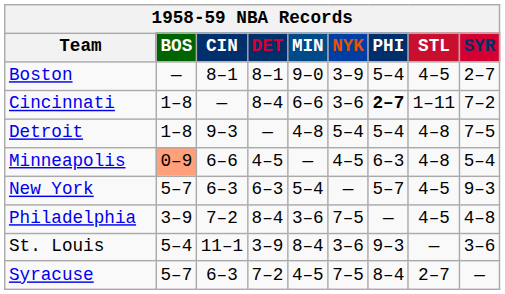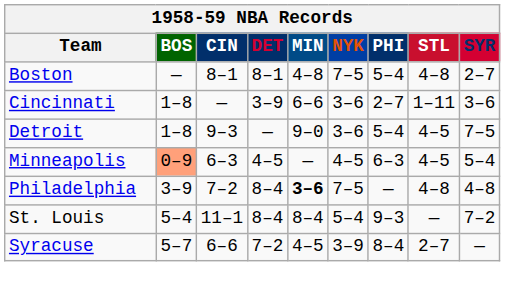(308, 76) 9–0 -> (308, 76) 4–8
(348, 76) 3–9 -> (348, 76) 7–5
(434, 76) 4–5 -> (434, 76) 4–8
(268, 105) 8–4 -> (268, 105) 3–9
(388, 105) bold -> (388, 105) normal
(480, 105) 7–2 -> (480, 105) 3–6
(308, 133) 4–8 -> (308, 133) 9–0
(348, 133) 5–4 -> (348, 133) 3–6
(434, 133) 4–8 -> (434, 133) 4–5
(222, 162) 6–6 -> (222, 162) 6–3
(434, 162) 4–8 -> (434, 162) 4–5
- row: (51, 190)
(308, 219) normal -> (308, 190) bold
(434, 219) 4–5 -> (434, 190) 4–8
(268, 247) 3–9 -> (268, 219) 8–4
(348, 247) 3–6 -> (348, 219) 5–4
(480, 247) 3–6 -> (480, 219) 7–2
(222, 276) 6–3 -> (222, 247) 6–6
(348, 276) 7–5 -> (348, 247) 3–9
